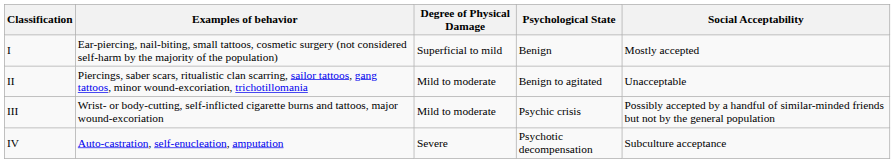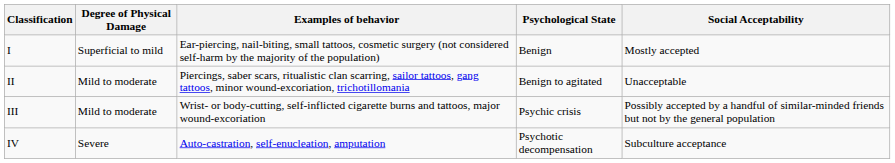columns swapped: (245, 19) <-> (465, 19)
